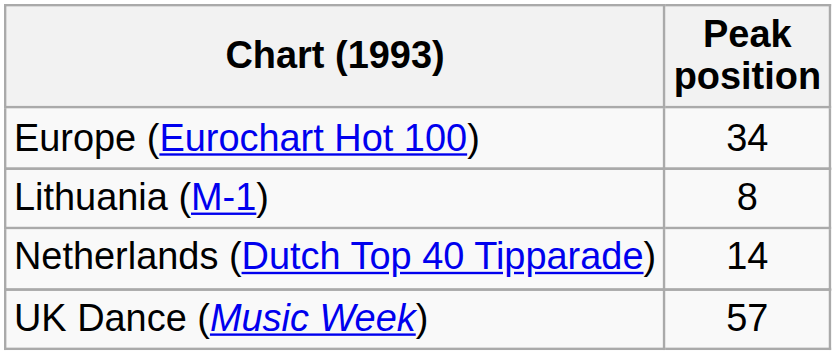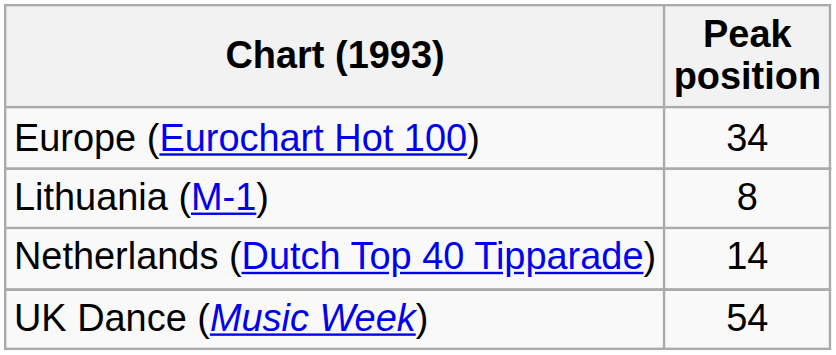(747, 317) 57 -> (747, 317) 54
